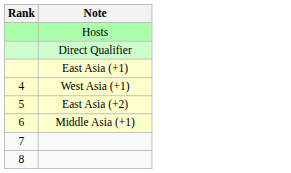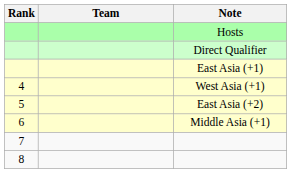+ column: (106, 13)
